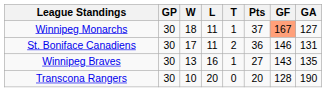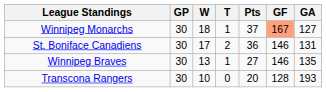- column: (212, 12)
(283, 62) 143 -> (280, 62) 146
(309, 78) 190 -> (308, 78) 193
